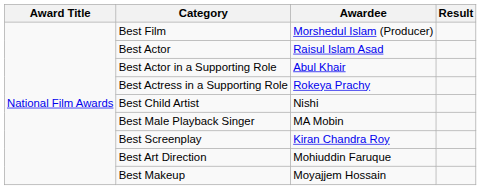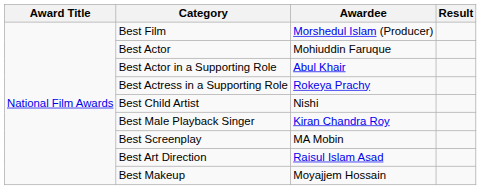(338, 49) Raisul Islam Asad -> (342, 49) Mohiuddin Faruque
(318, 121) MA Mobin -> (341, 121) Kiran Chandra Roy
(341, 139) Kiran Chandra Roy -> (318, 139) MA Mobin
(342, 157) Mohiuddin Faruque -> (338, 157) Raisul Islam Asad
